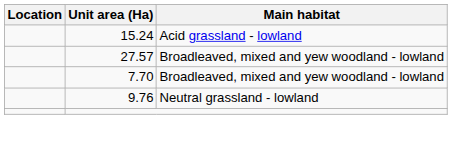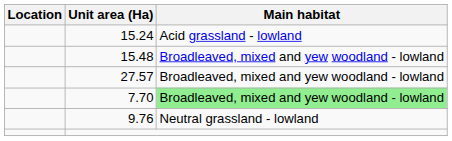+ row: (137, 56)
(302, 77) no background -> (302, 98) lightgreen background
